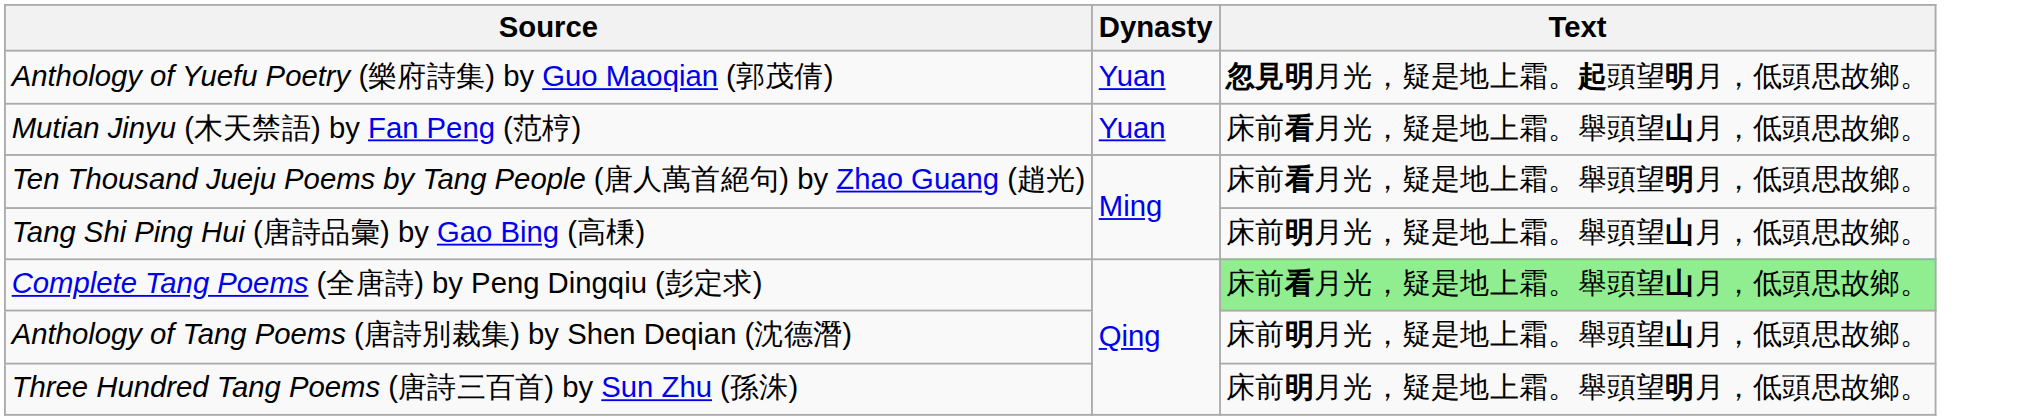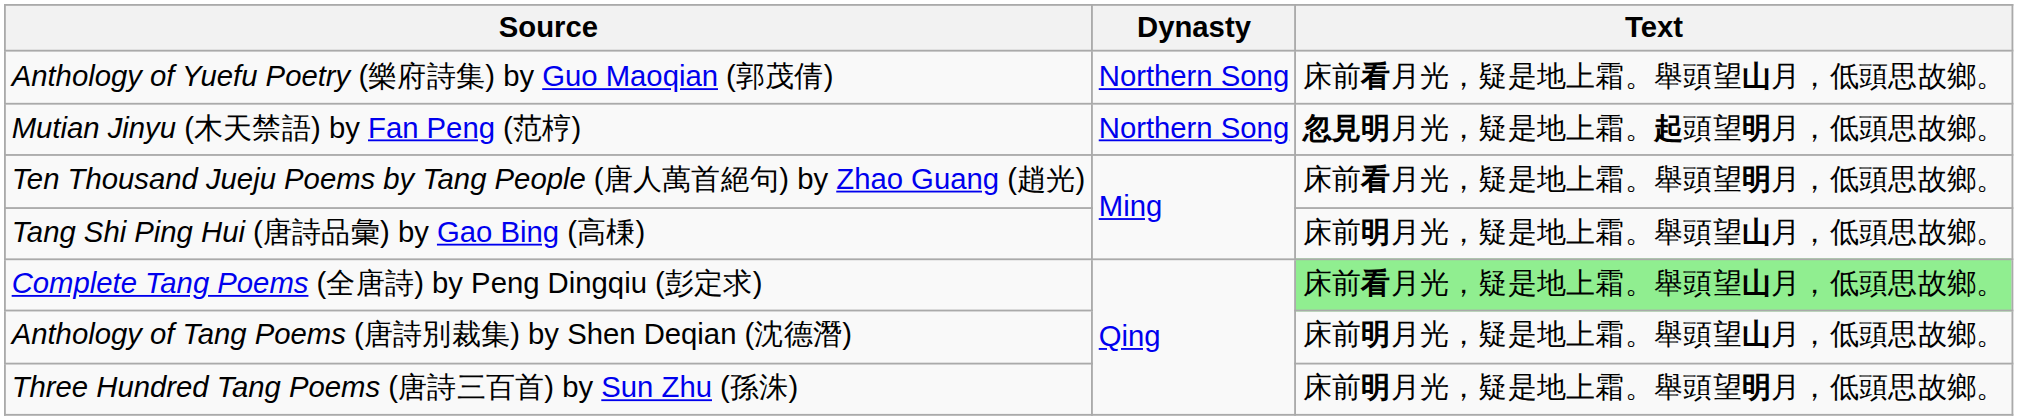(1132, 76) Yuan -> (1194, 76) Northern Song
(1578, 75) 忽見明月光，疑是地上霜。起頭望明月，低頭思故鄉。 -> (1654, 75) 床前看月光，疑是地上霜。舉頭望山月，低頭思故鄉。
(1132, 128) Yuan -> (1194, 128) Northern Song
(1578, 127) 床前看月光，疑是地上霜。舉頭望山月，低頭思故鄉。 -> (1654, 127) 忽見明月光，疑是地上霜。起頭望明月，低頭思故鄉。
